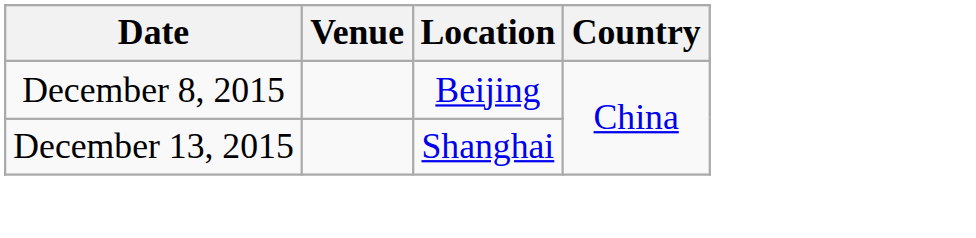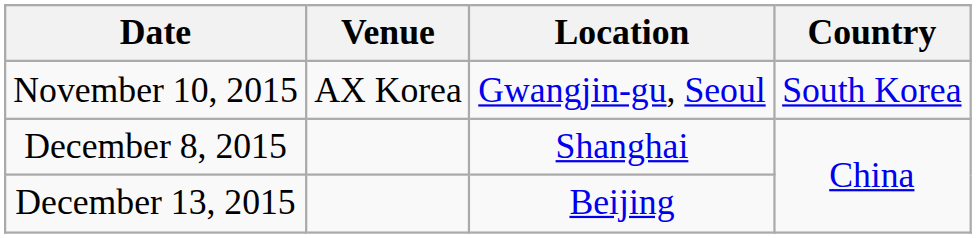+ row: (156, 89)
(488, 89) Beijing -> (622, 145) Shanghai
(488, 145) Shanghai -> (622, 202) Beijing
